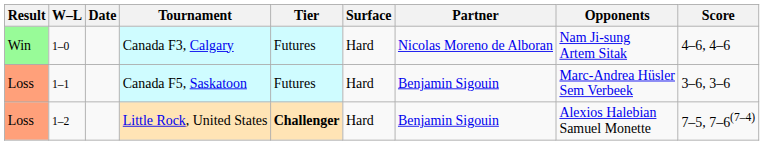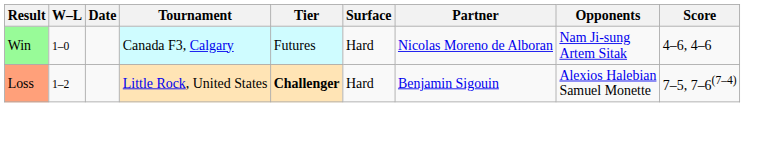- row: (185, 83)
